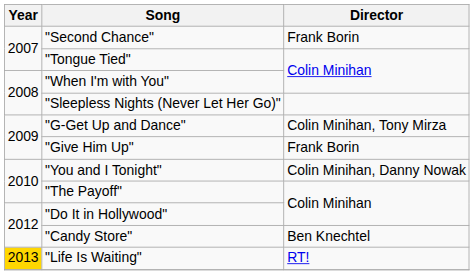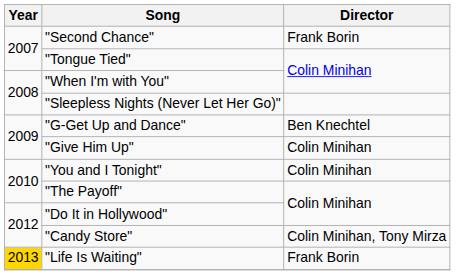(367, 125) Colin Minihan, Tony Mirza -> (329, 125) Ben Knechtel
(323, 147) Frank Borin -> (329, 147) Colin Minihan
(377, 170) Colin Minihan, Danny Nowak -> (329, 170) Colin Minihan
(329, 236) Ben Knechtel -> (367, 236) Colin Minihan, Tony Mirza
(298, 258) RT! -> (323, 258) Frank Borin
